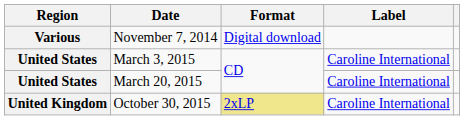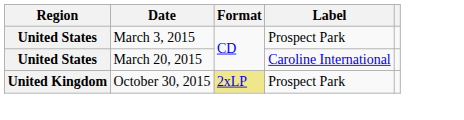- row: (165, 37)
(389, 59) Caroline International -> (307, 37) Prospect Park
(389, 103) Caroline International -> (307, 81) Prospect Park
